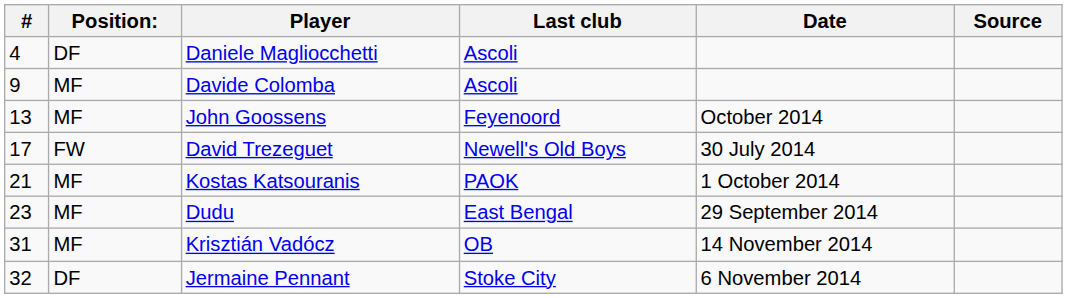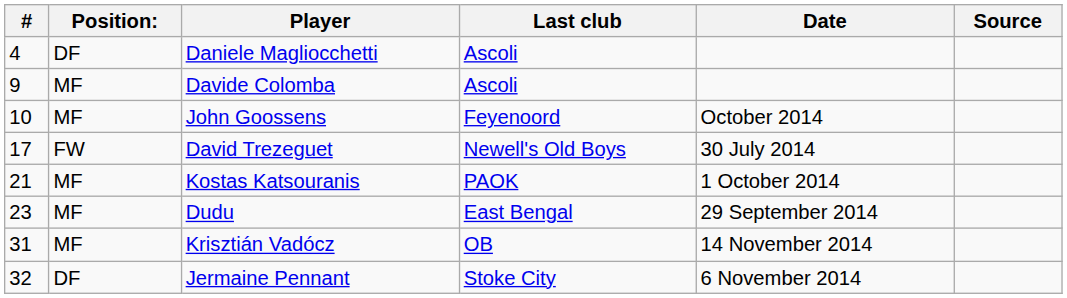(21, 117) 13 -> (21, 117) 10
